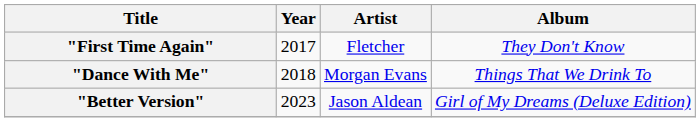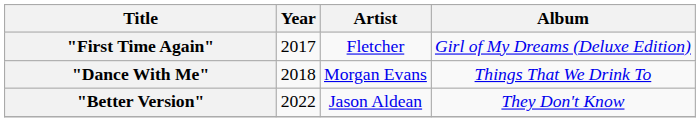(563, 46) They Don't Know -> (563, 46) Girl of My Dreams (Deluxe Edition)
(298, 102) 2023 -> (298, 102) 2022
(563, 102) Girl of My Dreams (Deluxe Edition) -> (563, 102) They Don't Know
